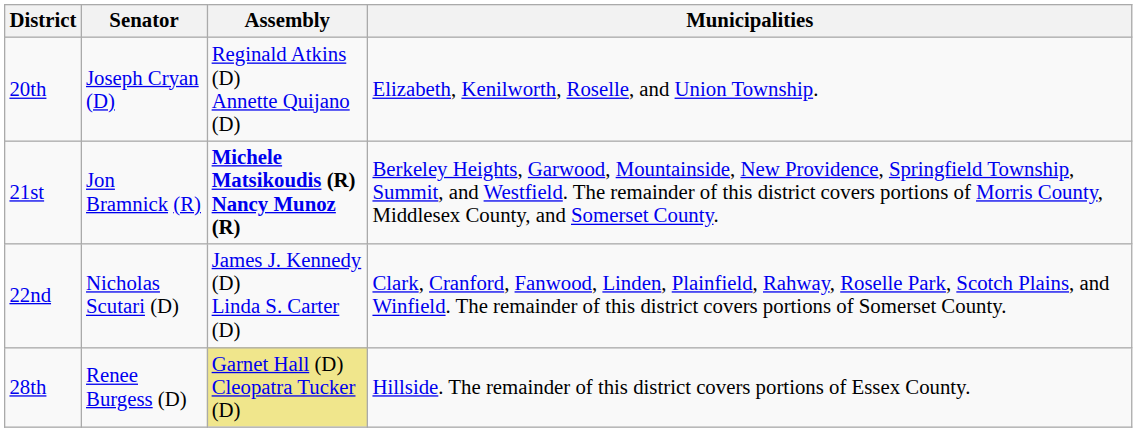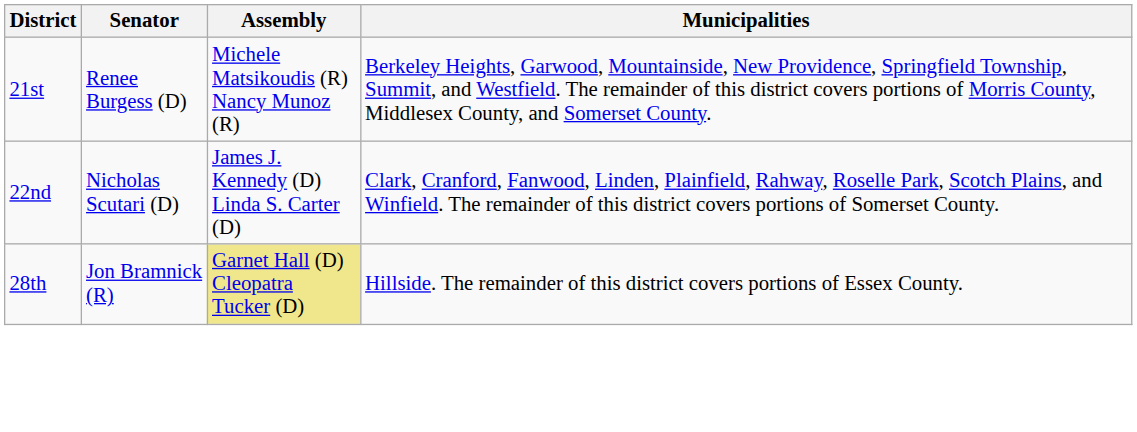- row: (28, 89)
(143, 192) Jon Bramnick (R) -> (136, 89) Renee Burgess (D)
(284, 192) bold -> (280, 89) normal
(136, 386) Renee Burgess (D) -> (144, 283) Jon Bramnick (R)
